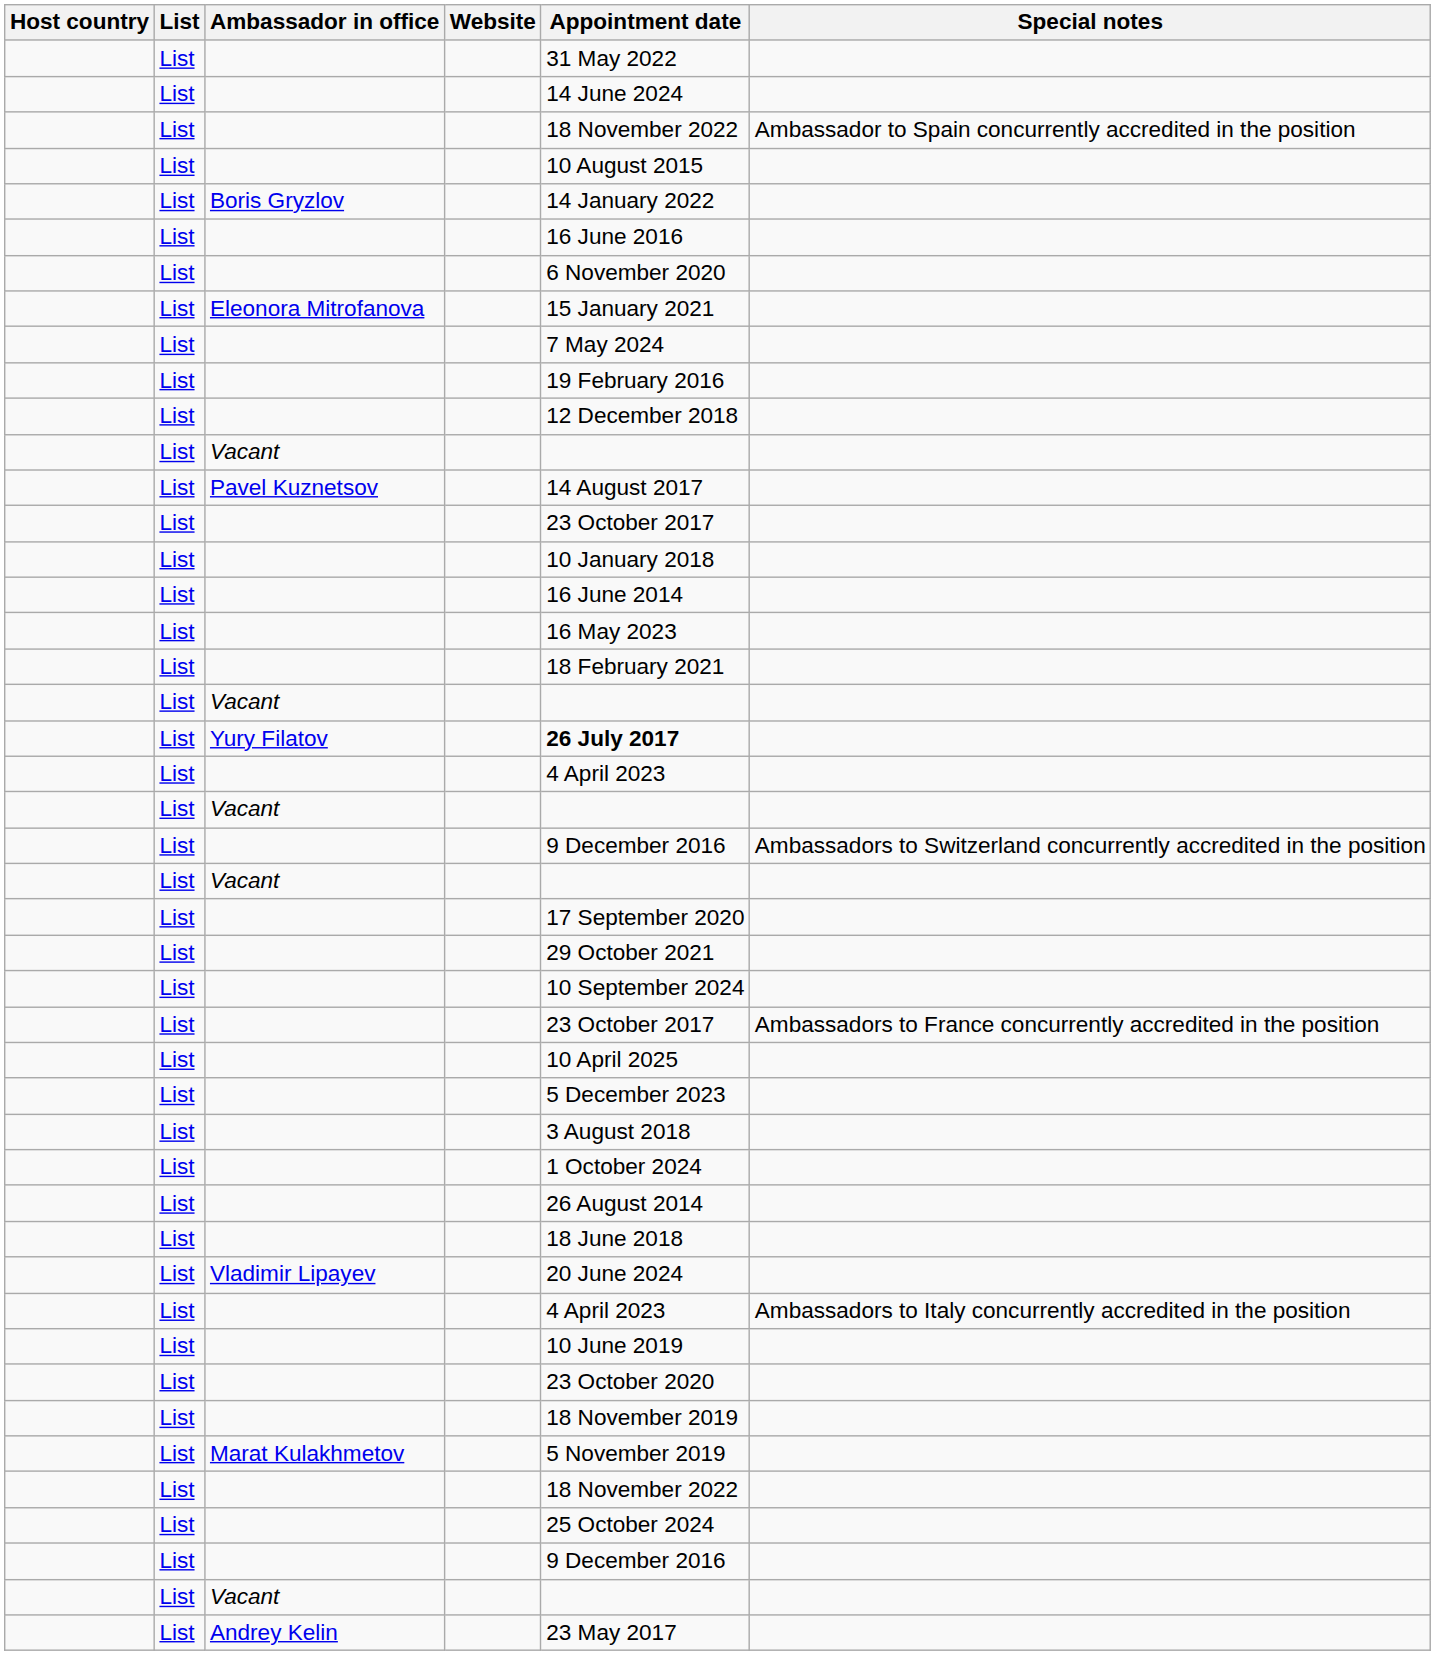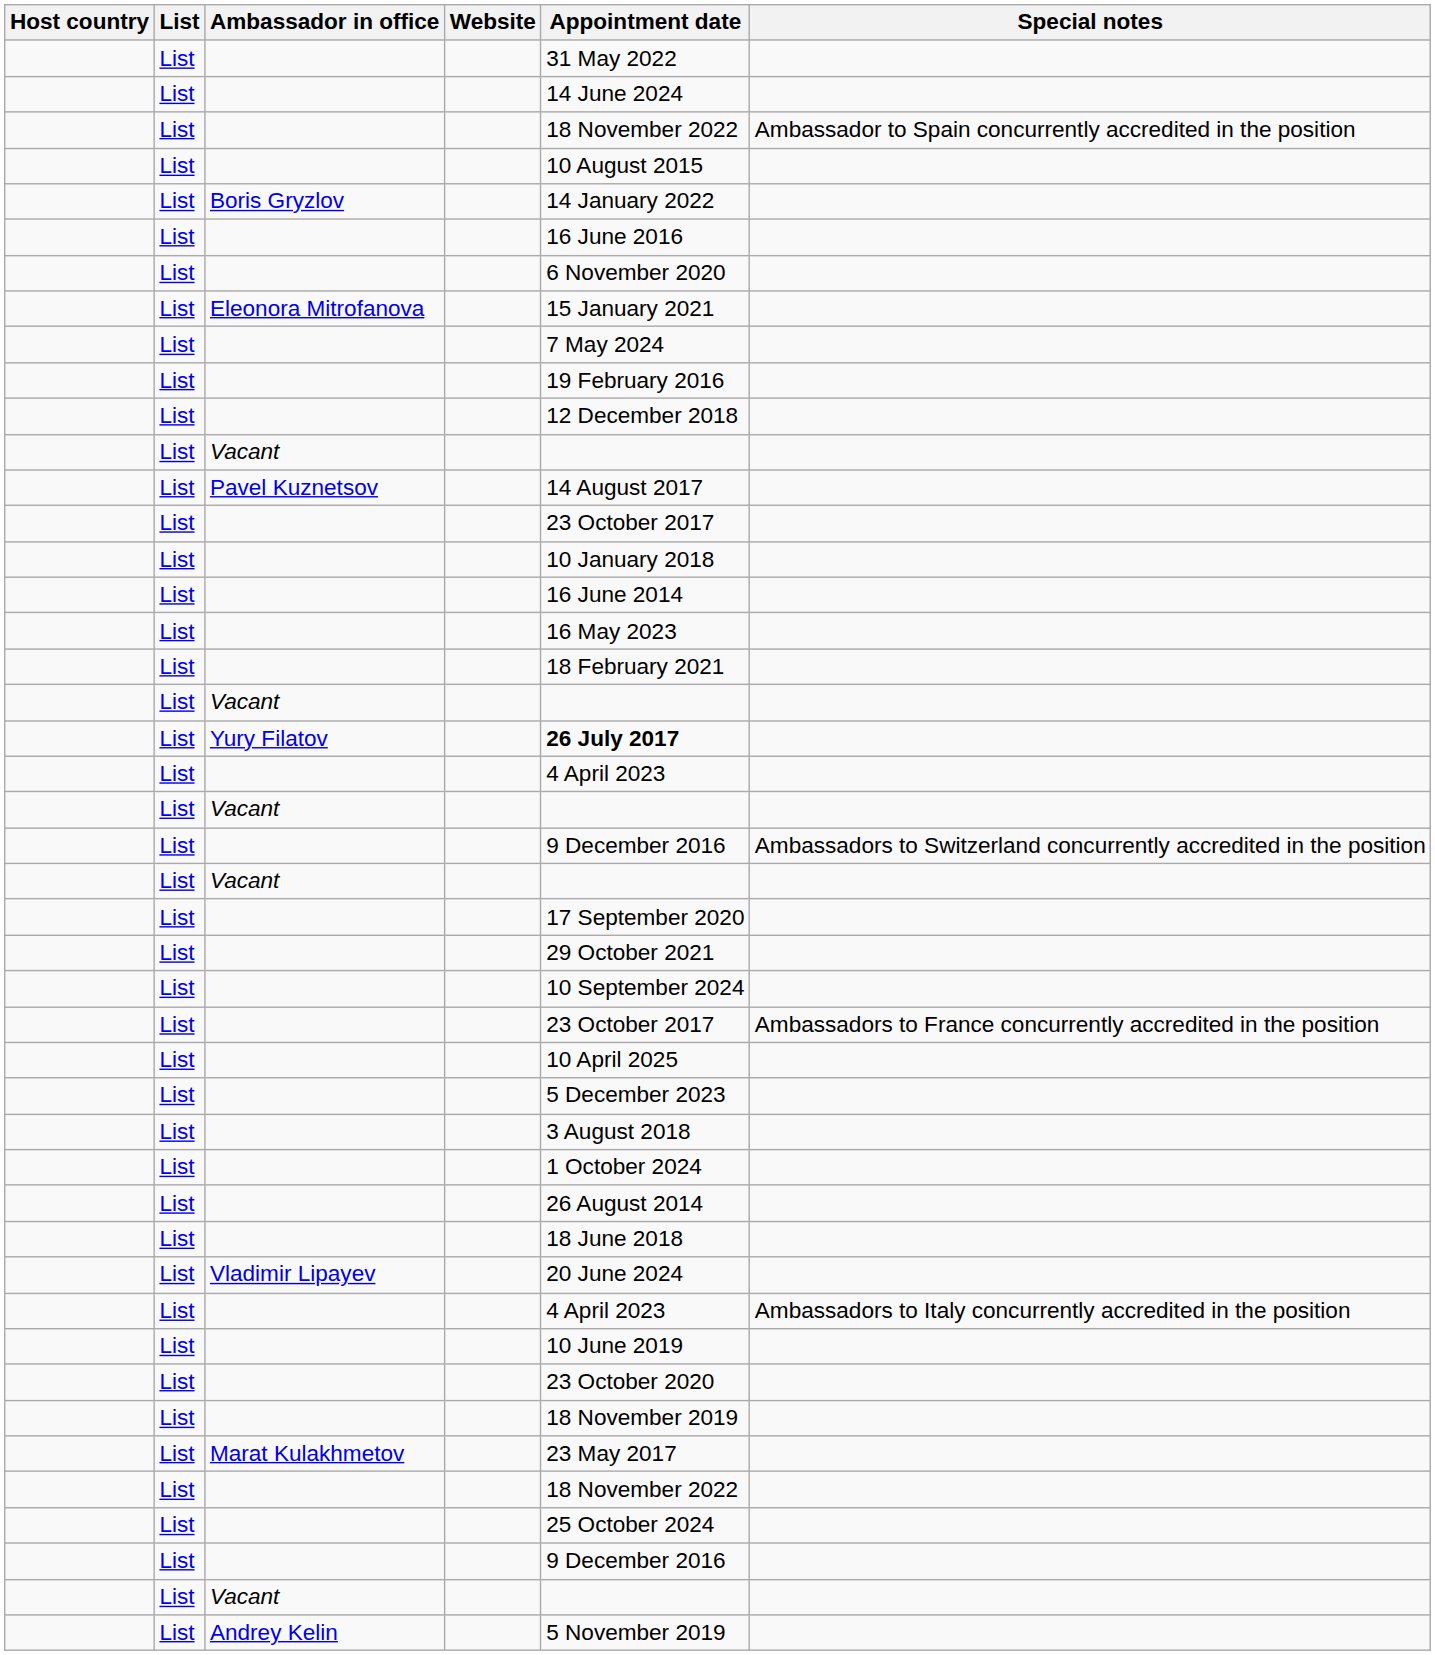(636, 1453) 5 November 2019 -> (611, 1453) 23 May 2017
(611, 1632) 23 May 2017 -> (636, 1632) 5 November 2019
